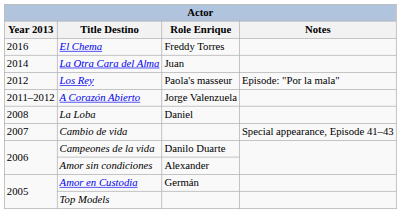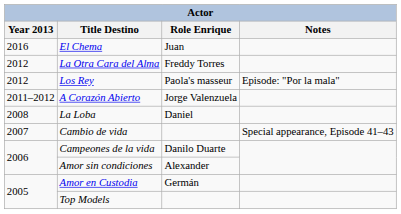(194, 47) Freddy Torres -> (174, 47) Juan
(18, 64) 2014 -> (18, 64) 2012
(174, 64) Juan -> (194, 64) Freddy Torres
